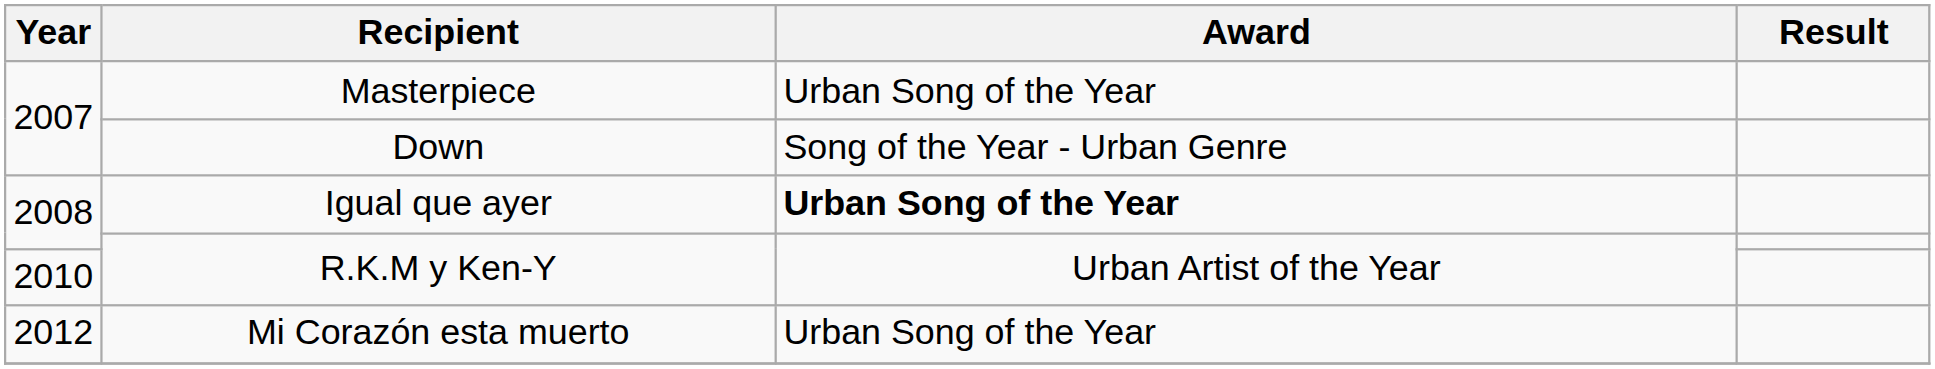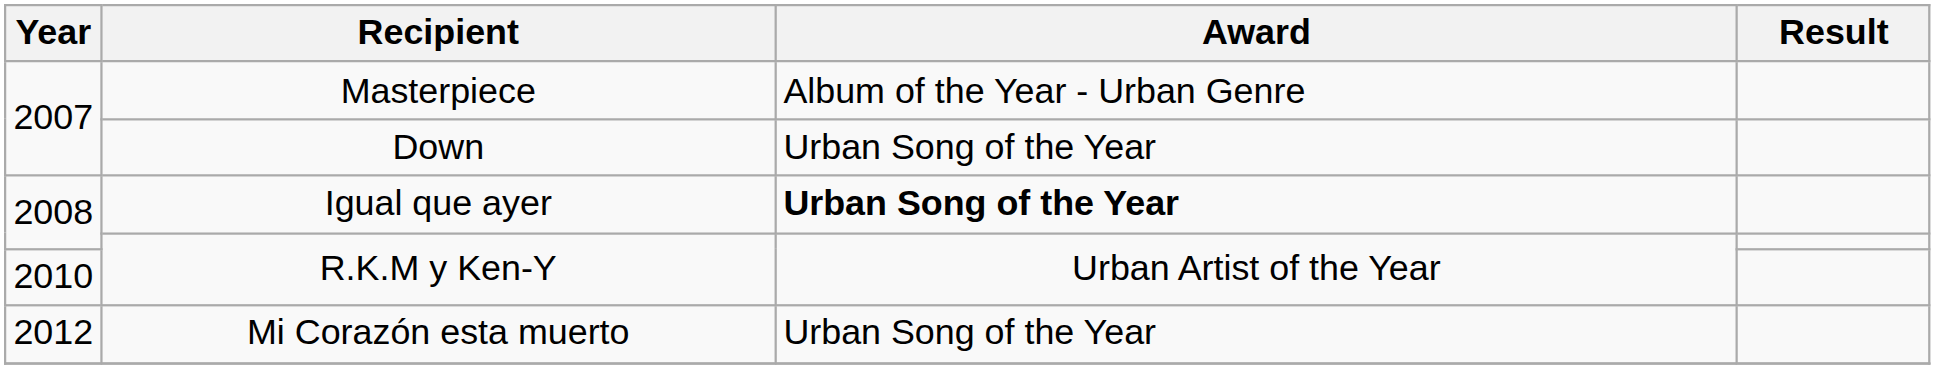(970, 89) Urban Song of the Year -> (1044, 89) Album of the Year - Urban Genre
(1035, 146) Song of the Year - Urban Genre -> (970, 146) Urban Song of the Year
